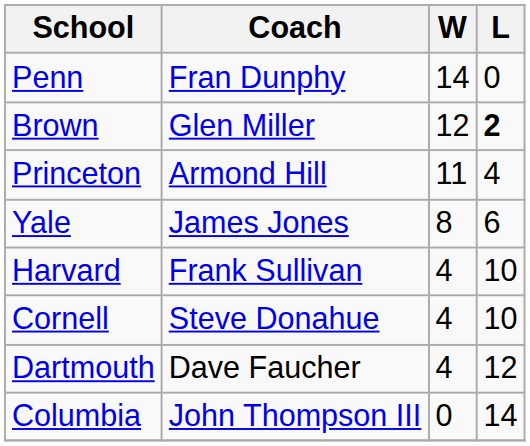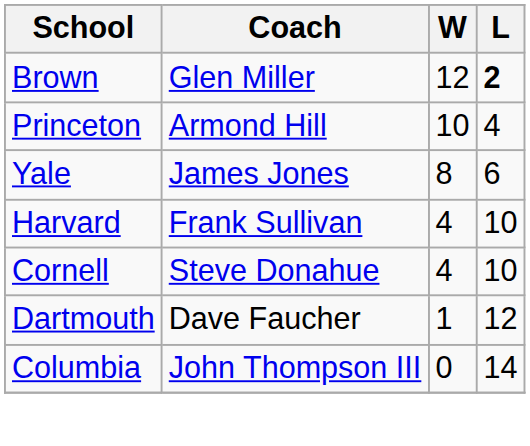- row: (48, 77)
(451, 174) 11 -> (452, 125) 10
(444, 367) 4 -> (444, 319) 1
